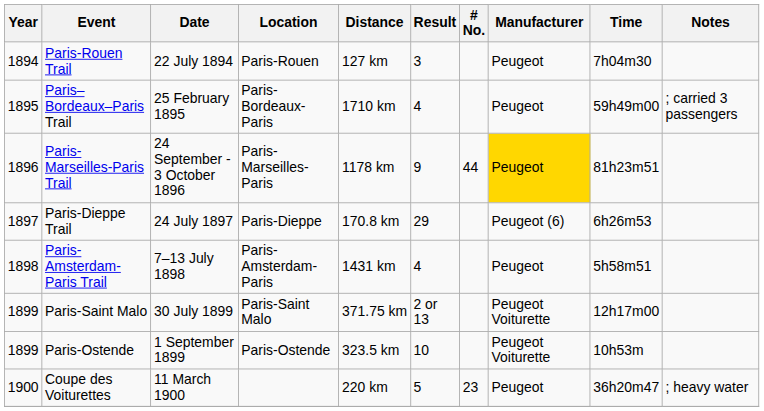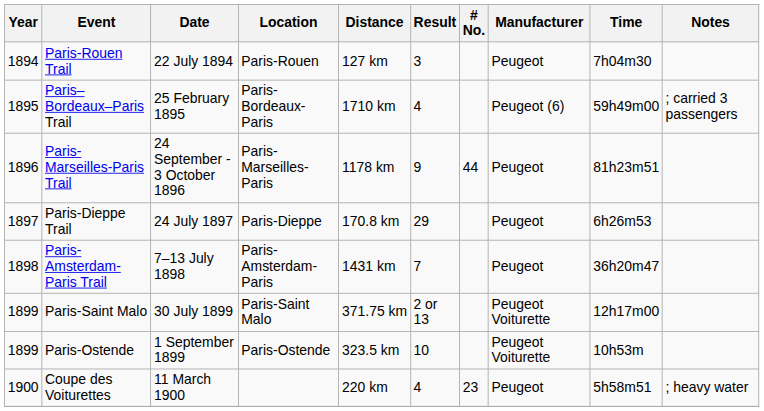(517, 106) Peugeot -> (528, 106) Peugeot (6)
(517, 167) gold background -> (517, 167) no background
(528, 221) Peugeot (6) -> (517, 221) Peugeot
(417, 266) 4 -> (417, 266) 7
(622, 266) 5h58m51 -> (626, 266) 36h20m47
(417, 387) 5 -> (417, 387) 4
(626, 387) 36h20m47 -> (622, 387) 5h58m51
